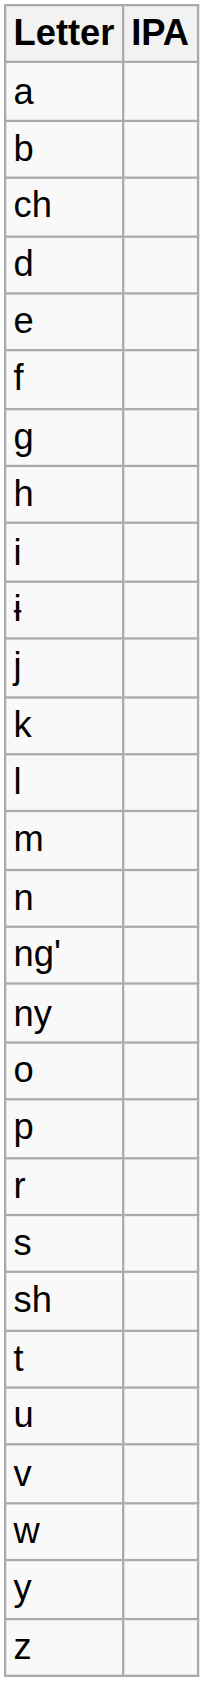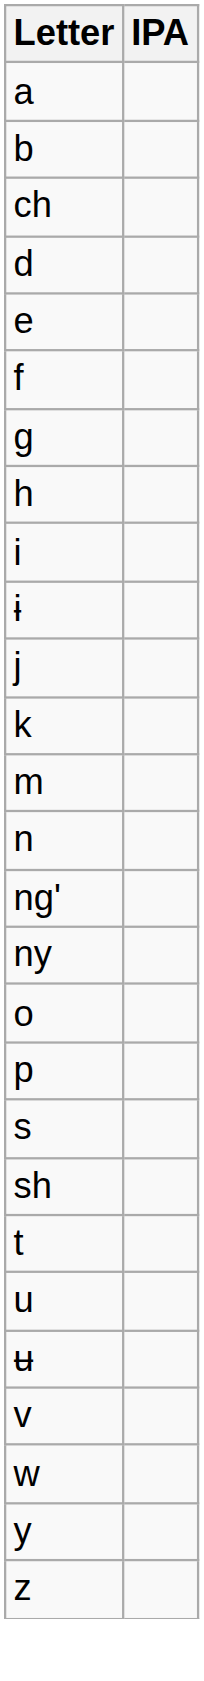- row: (18, 782)
- row: (20, 1185)
+ row: (24, 1358)
